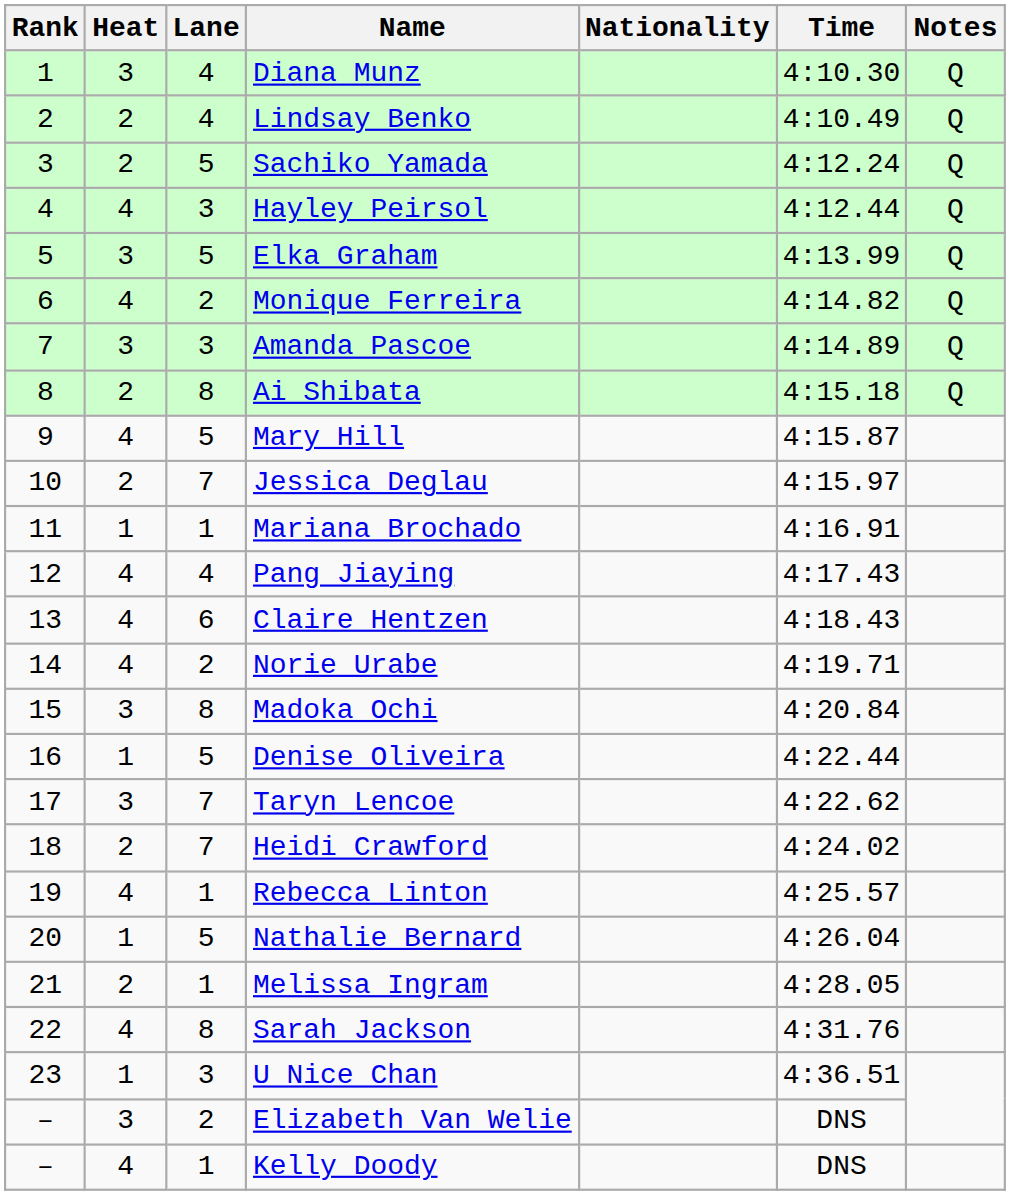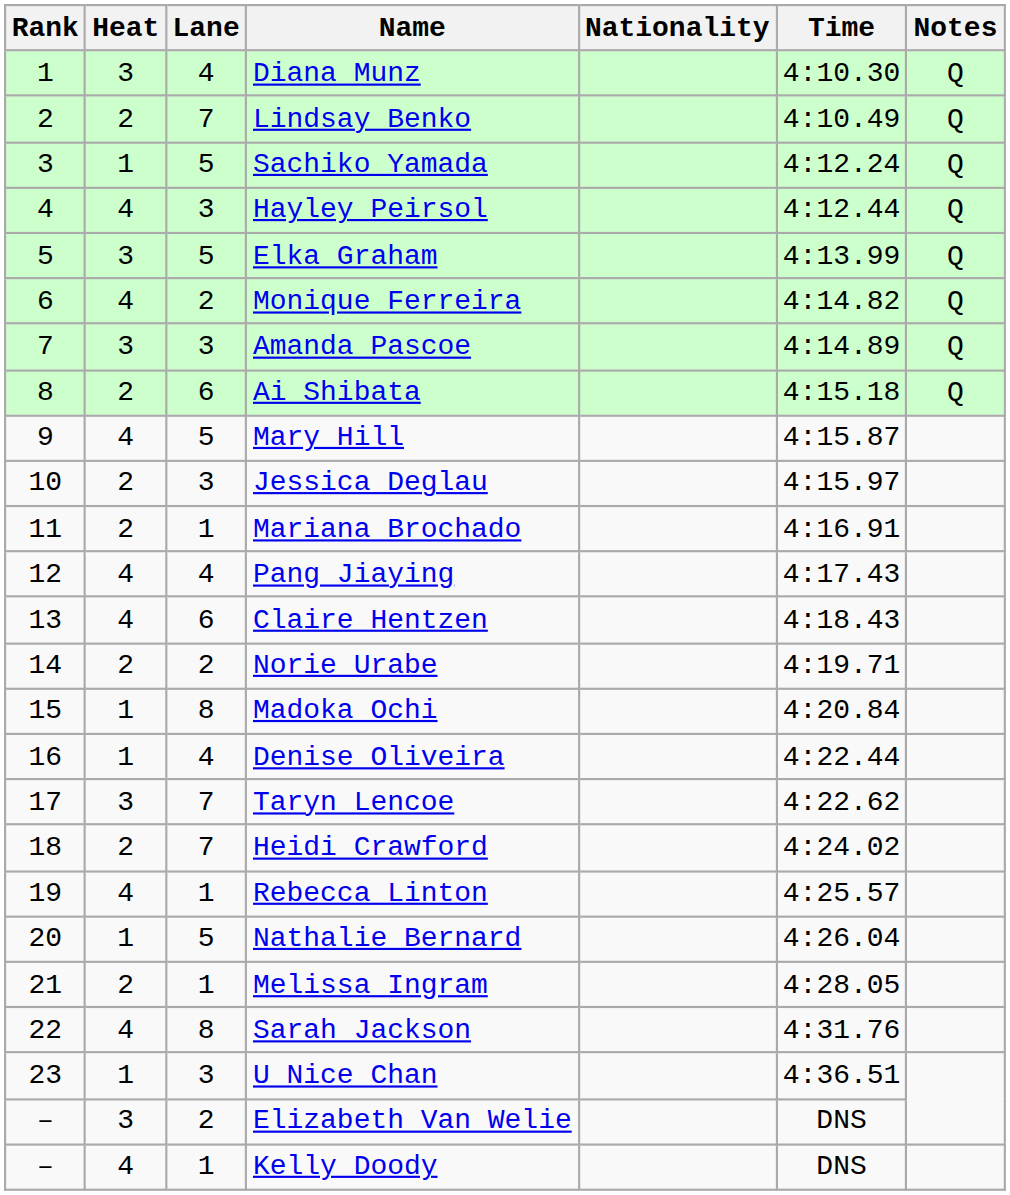(206, 119) 4 -> (206, 119) 7
(126, 165) 2 -> (126, 165) 1
(206, 392) 8 -> (206, 392) 6
(206, 483) 7 -> (206, 483) 3
(126, 529) 1 -> (126, 529) 2
(126, 666) 4 -> (126, 666) 2
(126, 711) 3 -> (126, 711) 1
(206, 757) 5 -> (206, 757) 4
